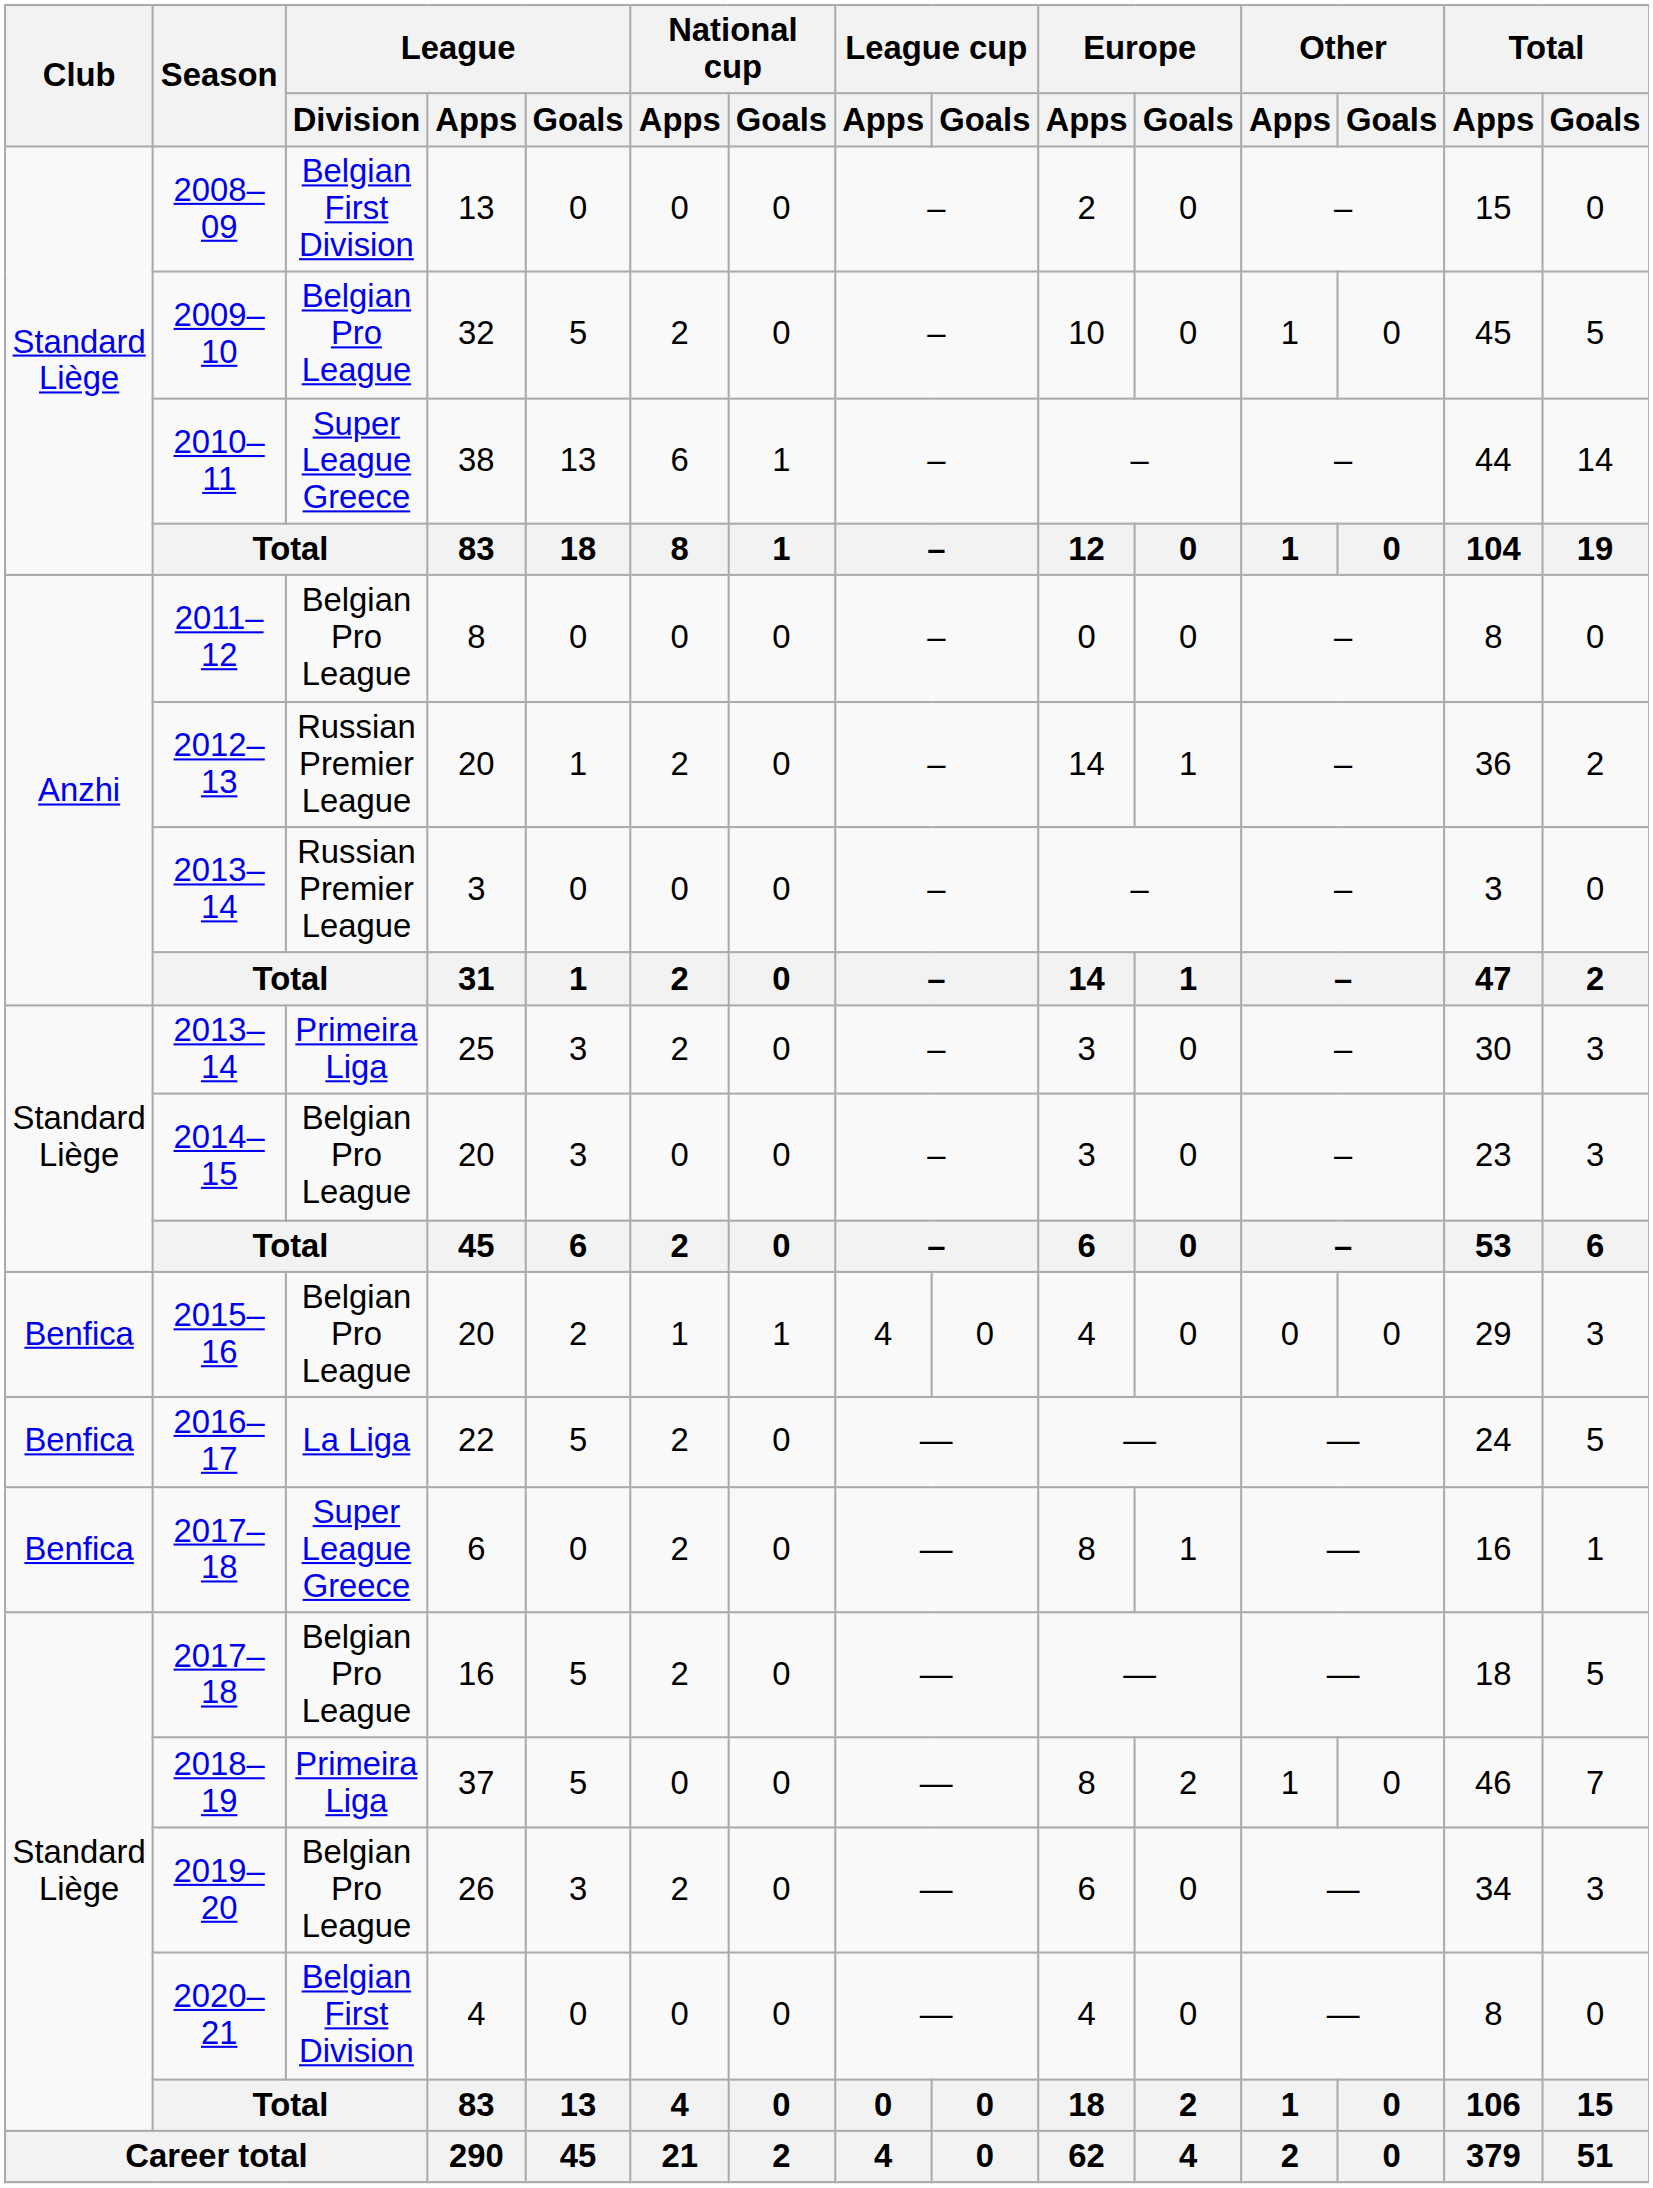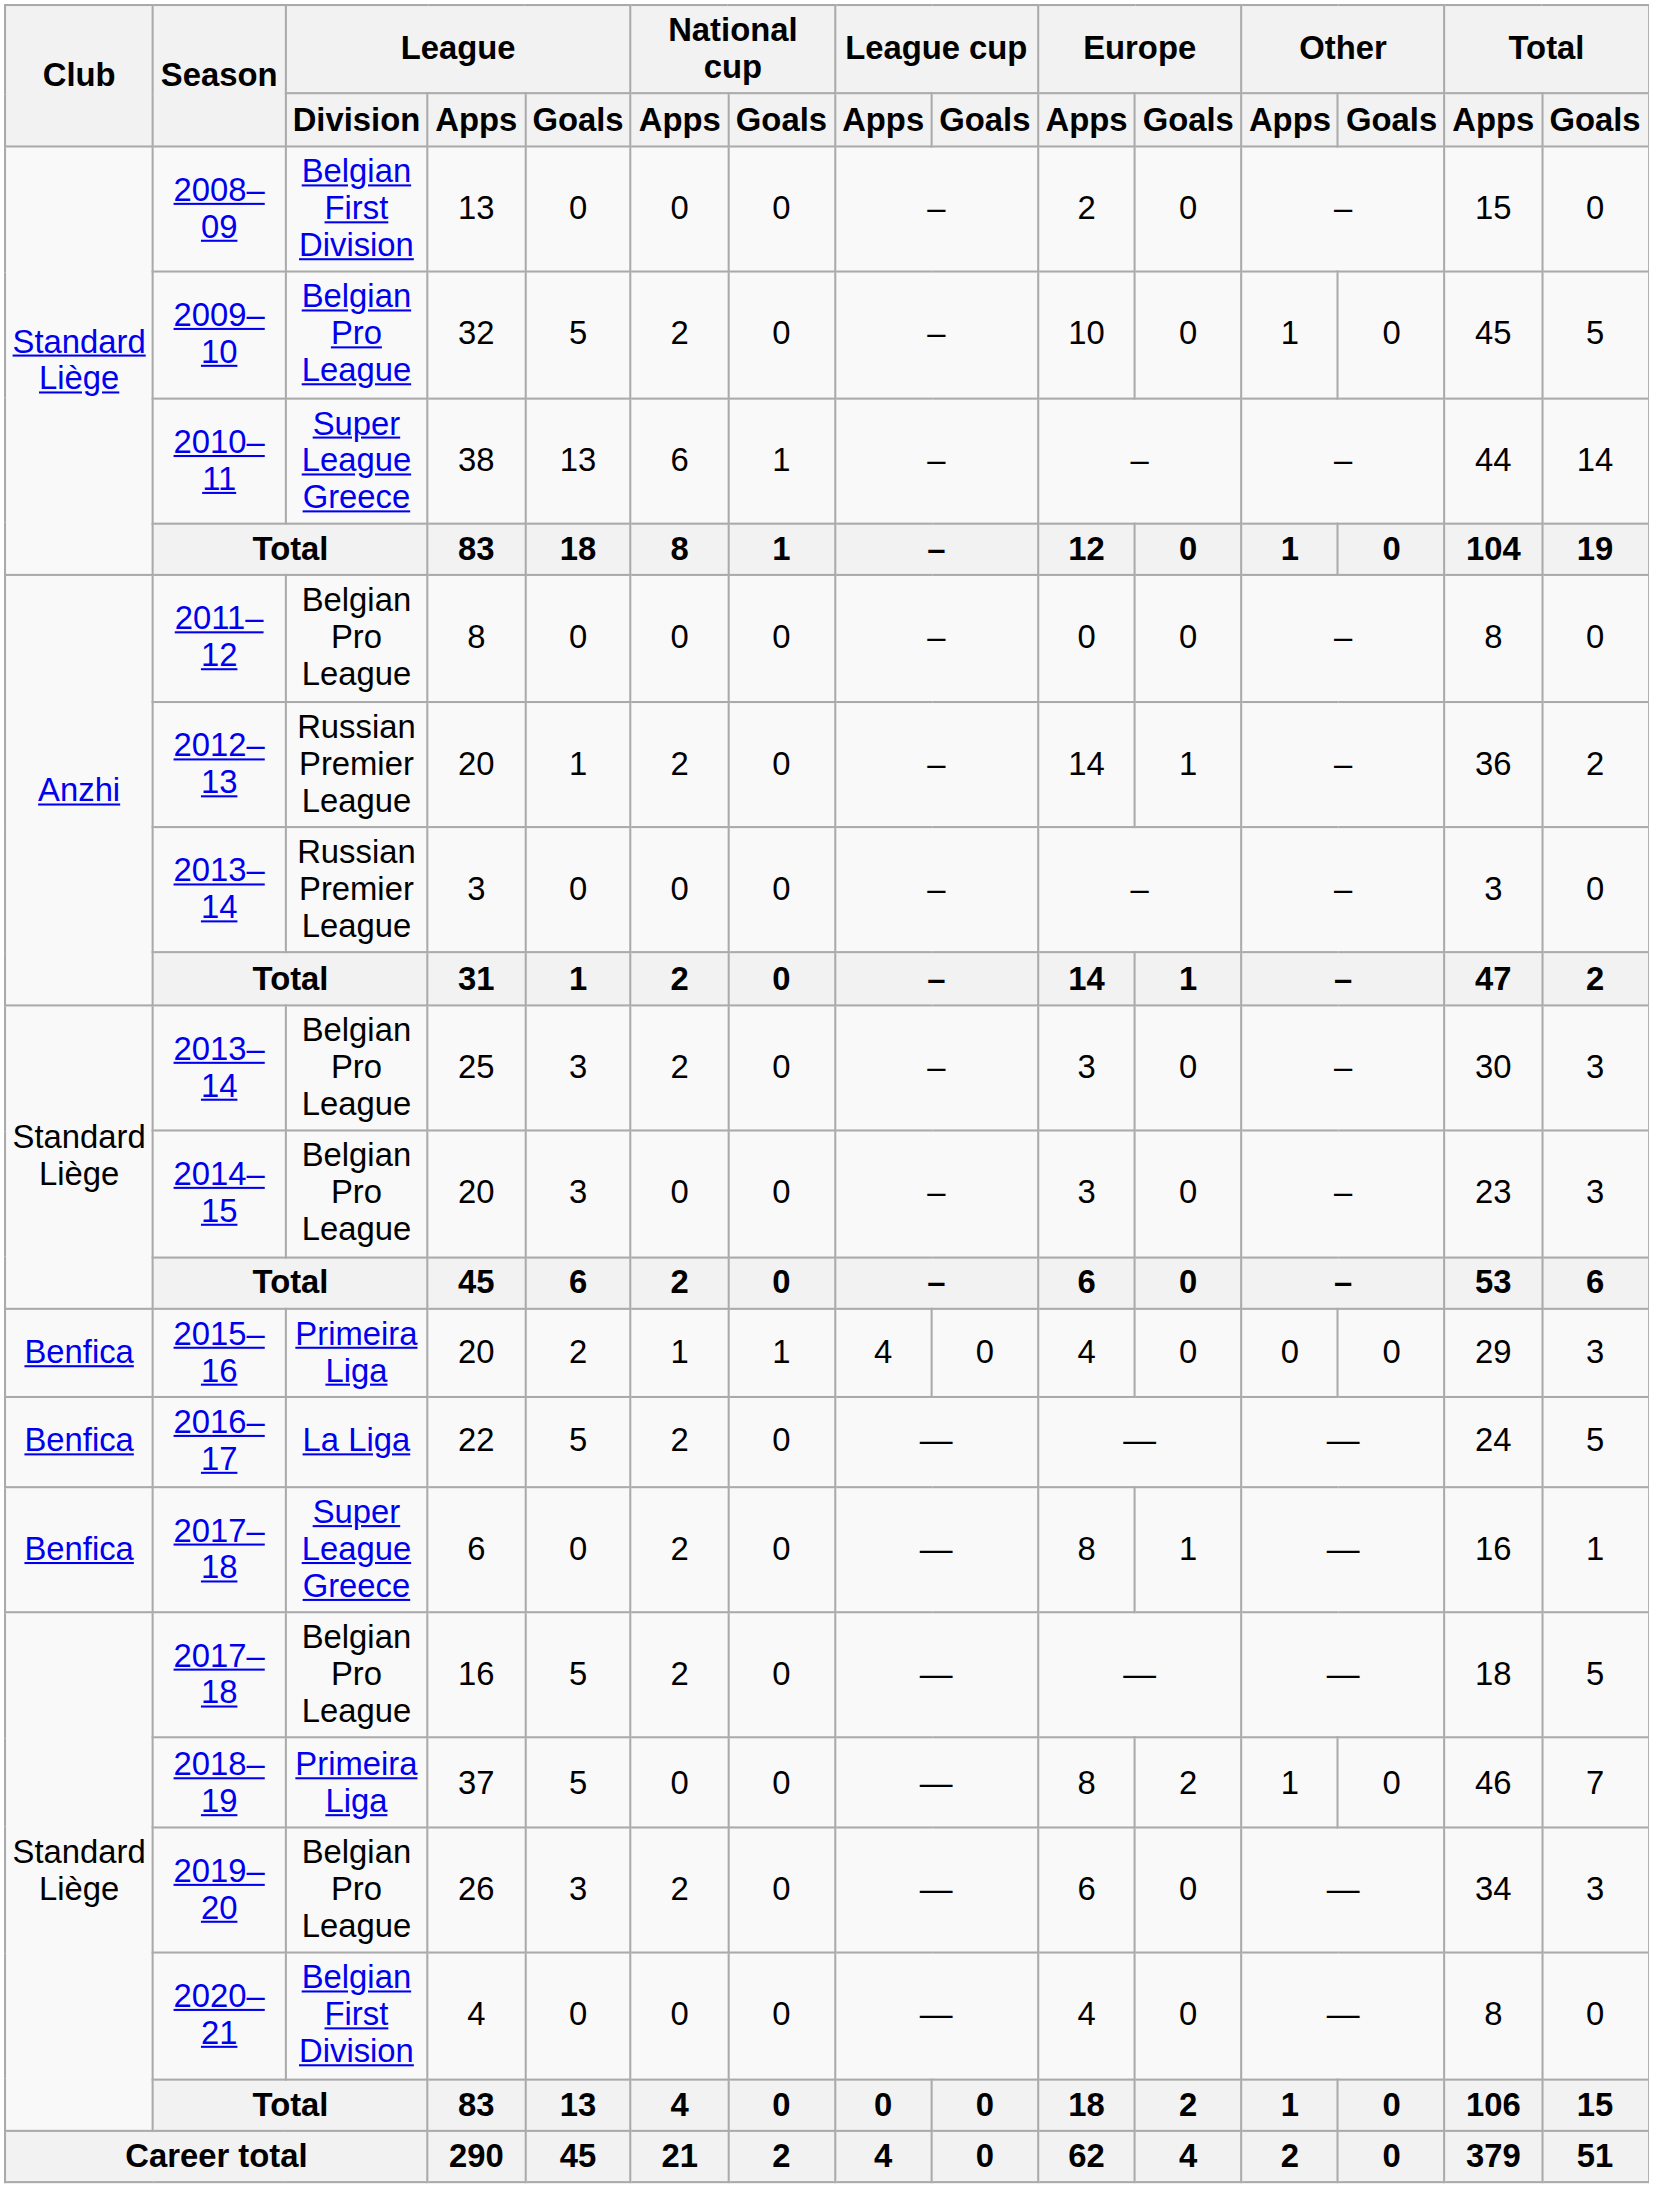(356, 1048) Primeira Liga -> (356, 1067) Belgian Pro League
(356, 1334) Belgian Pro League -> (356, 1352) Primeira Liga
